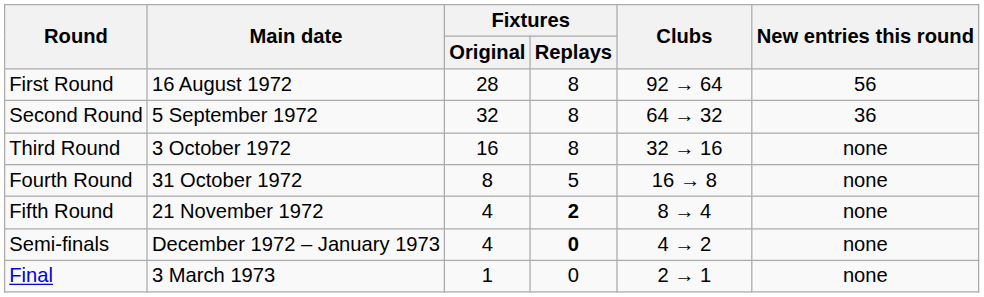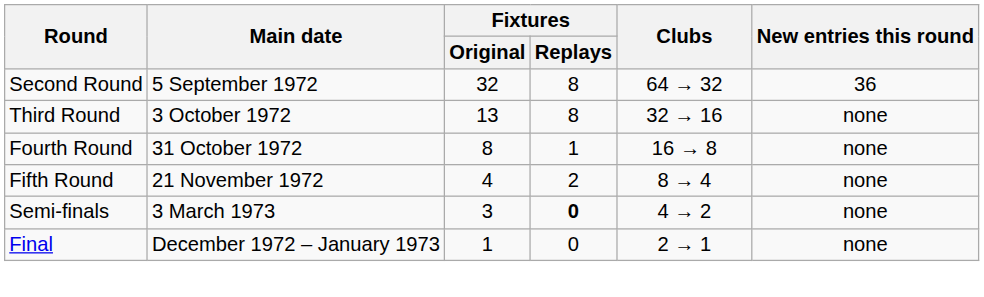- row: (61, 84)
(487, 148) 16 -> (487, 116) 13
(573, 180) 5 -> (573, 148) 1
(573, 212) bold -> (573, 180) normal
(296, 244) December 1972 – January 1973 -> (214, 212) 3 March 1973
(487, 244) 4 -> (487, 212) 3
(214, 276) 3 March 1973 -> (296, 244) December 1972 – January 1973
